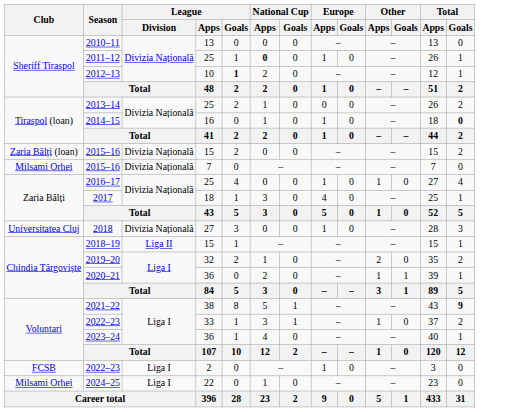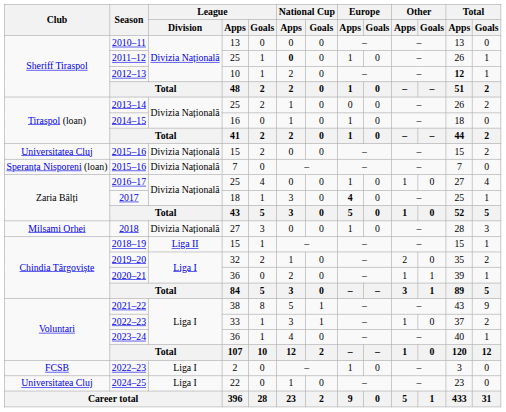(236, 74) bold -> (262, 74) normal
(433, 74) normal -> (459, 74) bold
(461, 120) bold -> (487, 120) normal
(44, 151) Zaria Bălți (loan) -> (57, 151) Universitatea Cluj
(44, 167) Milsami Orhei -> (57, 167) Speranța Nisporeni (loan)
(324, 197) normal -> (350, 197) bold
(44, 228) Universitatea Cluj -> (57, 228) Milsami Orhei
(461, 306) bold -> (487, 306) normal
(44, 383) Milsami Orhei -> (57, 383) Universitatea Cluj
